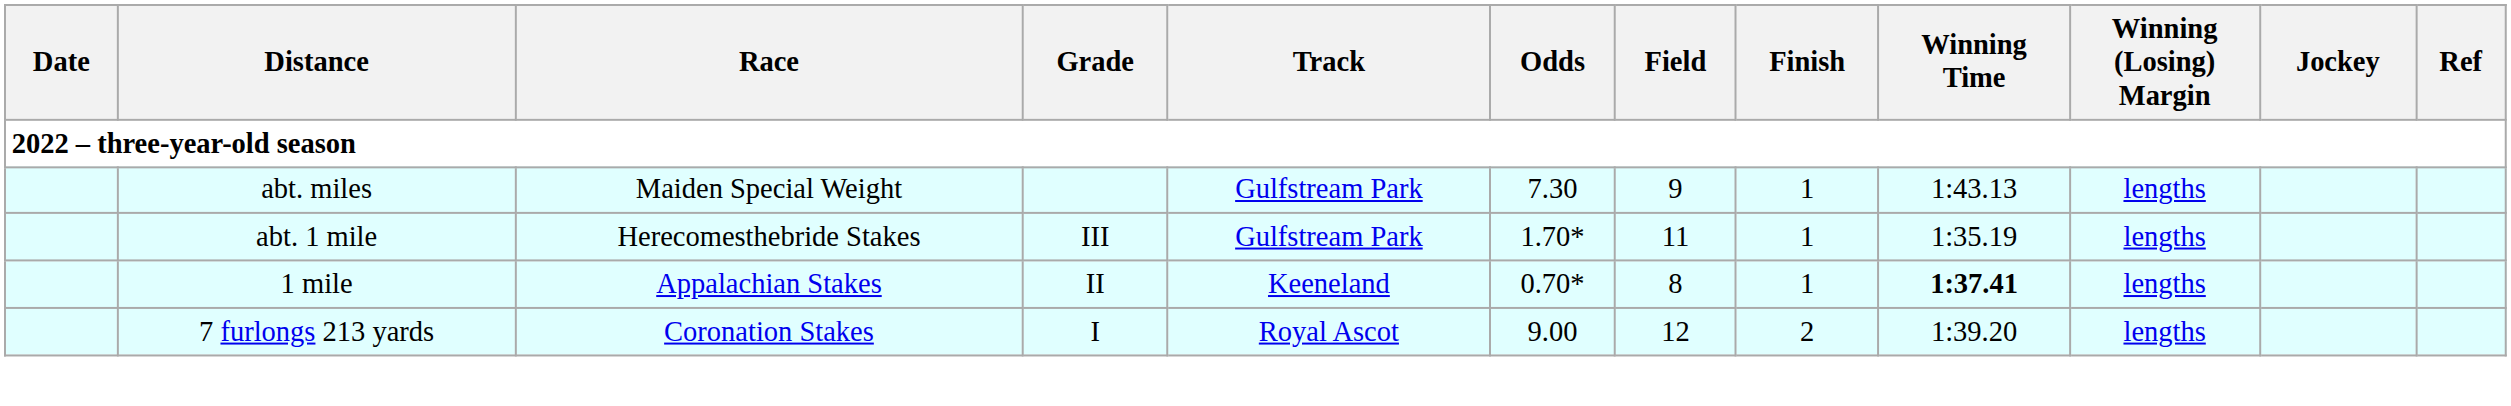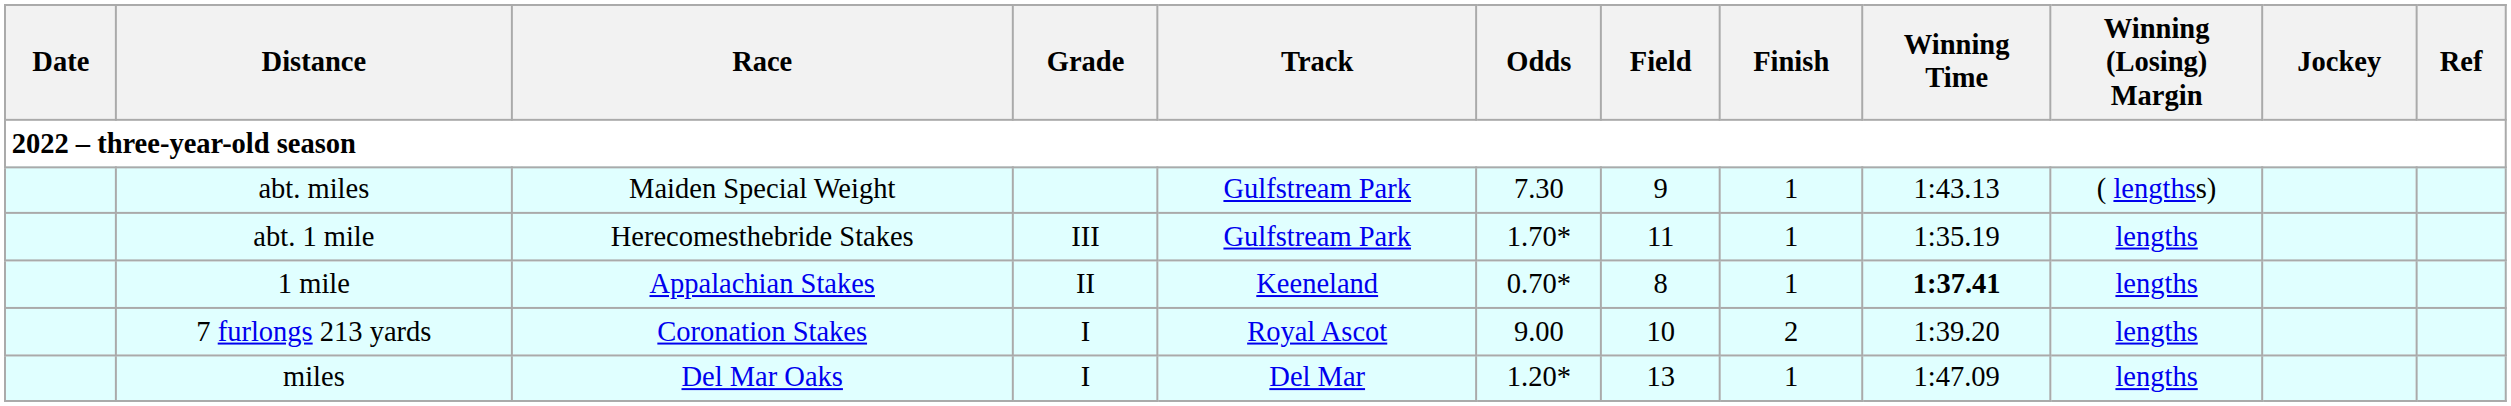(2165, 189) lengths -> (2157, 189) ( lengthss)
(1675, 330) 12 -> (1661, 330) 10
+ row: (314, 377)
